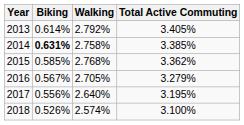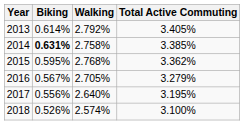(52, 62) 0.585% -> (52, 62) 0.595%
